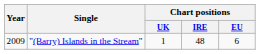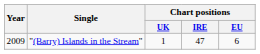(200, 41) 48 -> (200, 41) 47
